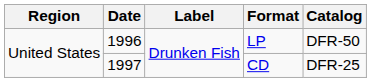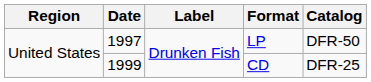(124, 41) 1996 -> (124, 41) 1997
(124, 65) 1997 -> (124, 65) 1999
